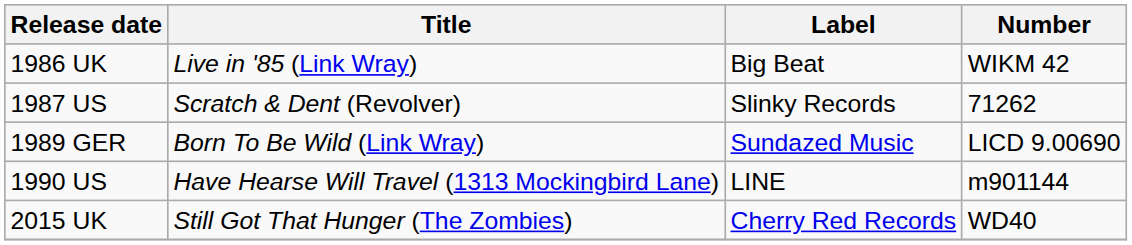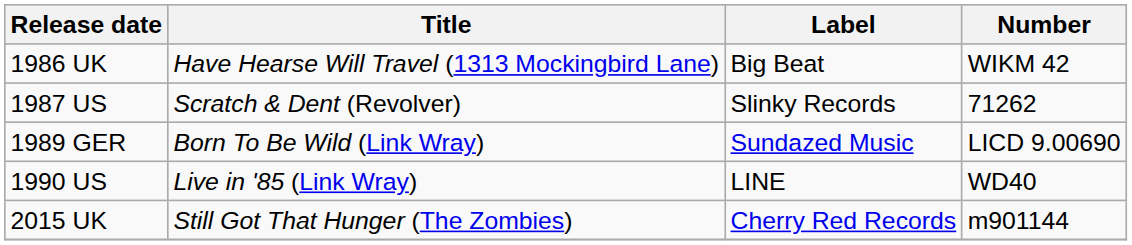(295, 64) Live in '85 (Link Wray) -> (446, 64) Have Hearse Will Travel (1313 Mockingbird Lane)
(446, 182) Have Hearse Will Travel (1313 Mockingbird Lane) -> (295, 182) Live in '85 (Link Wray)
(1018, 182) m901144 -> (1002, 182) WD40
(1002, 221) WD40 -> (1018, 221) m901144
